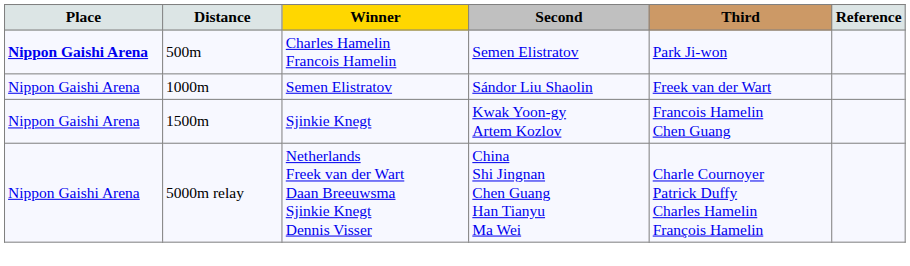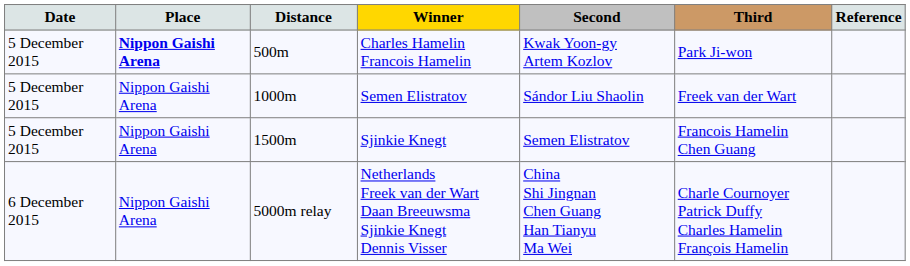+ column: (60, 17)
(525, 51) Semen Elistratov -> (570, 51) Kwak Yoon-gy Artem Kozlov
(519, 121) Kwak Yoon-gy Artem Kozlov -> (576, 139) Semen Elistratov
